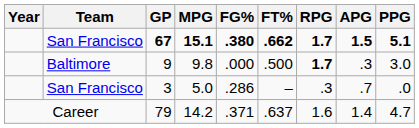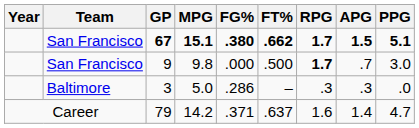(79, 64) Baltimore -> (95, 64) San Francisco
(366, 64) .3 -> (366, 64) .7
(95, 88) San Francisco -> (79, 88) Baltimore
(366, 88) .7 -> (366, 88) .3
